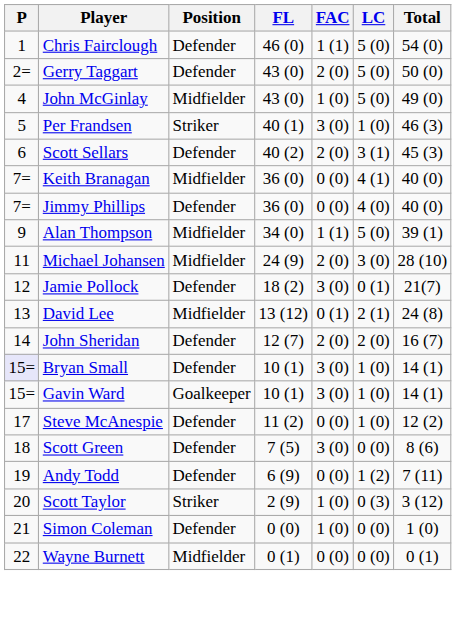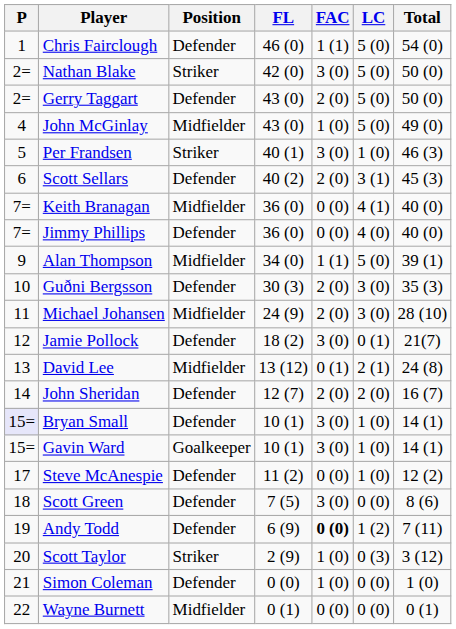+ row: (89, 71)
+ row: (98, 286)
(333, 475) normal -> (333, 529) bold
